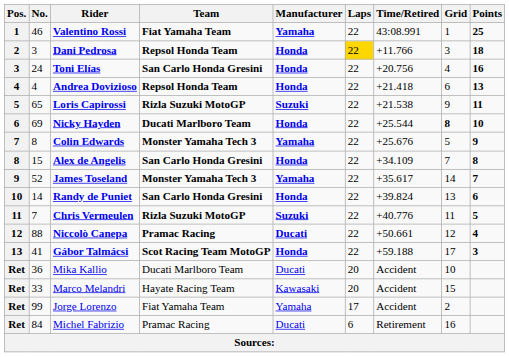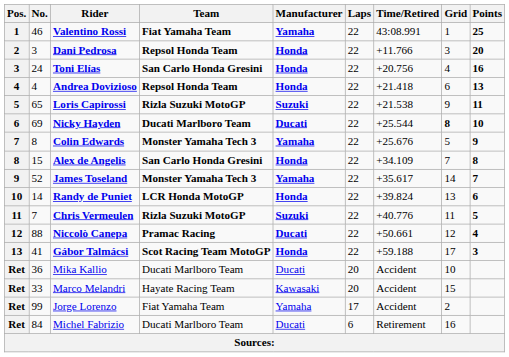(353, 50) gold background -> (353, 50) no background
(478, 50) 18 -> (478, 50) 20
(292, 123) Honda -> (291, 123) Ducati
(202, 196) San Carlo Honda Gresini -> (193, 196) LCR Honda MotoGP
(176, 324) Pramac Racing -> (193, 324) Ducati Marlboro Team
